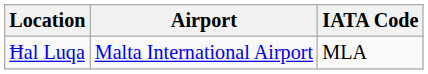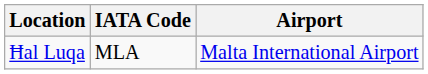columns swapped: (204, 20) <-> (370, 20)
